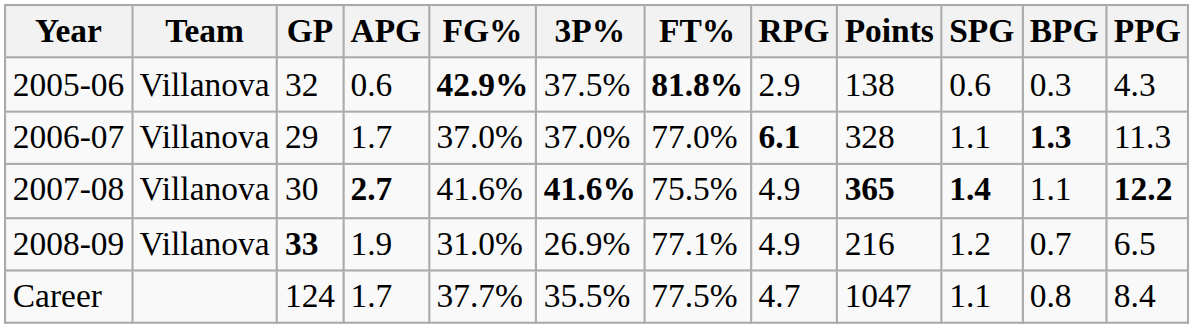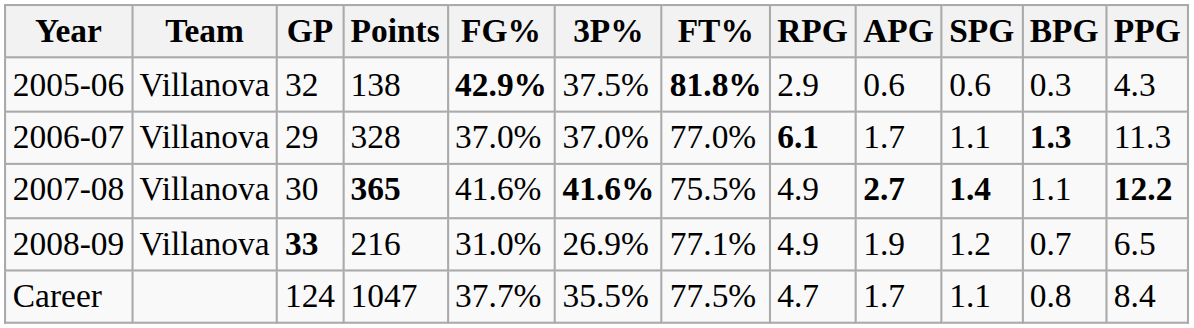columns swapped: (889, 31) <-> (386, 31)
